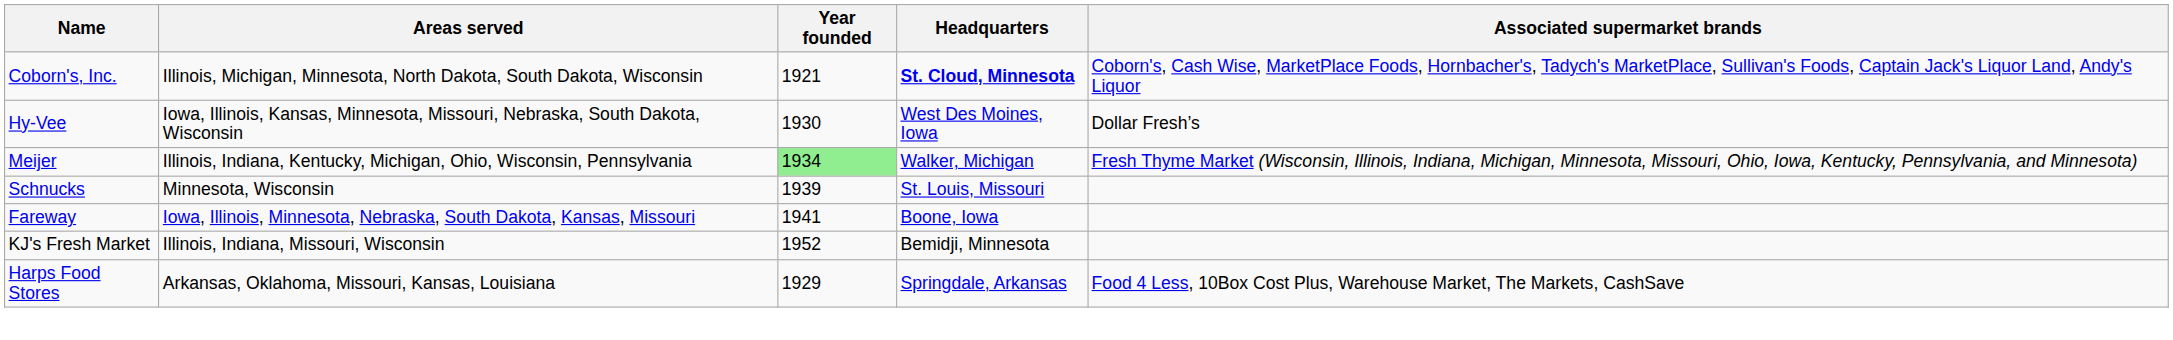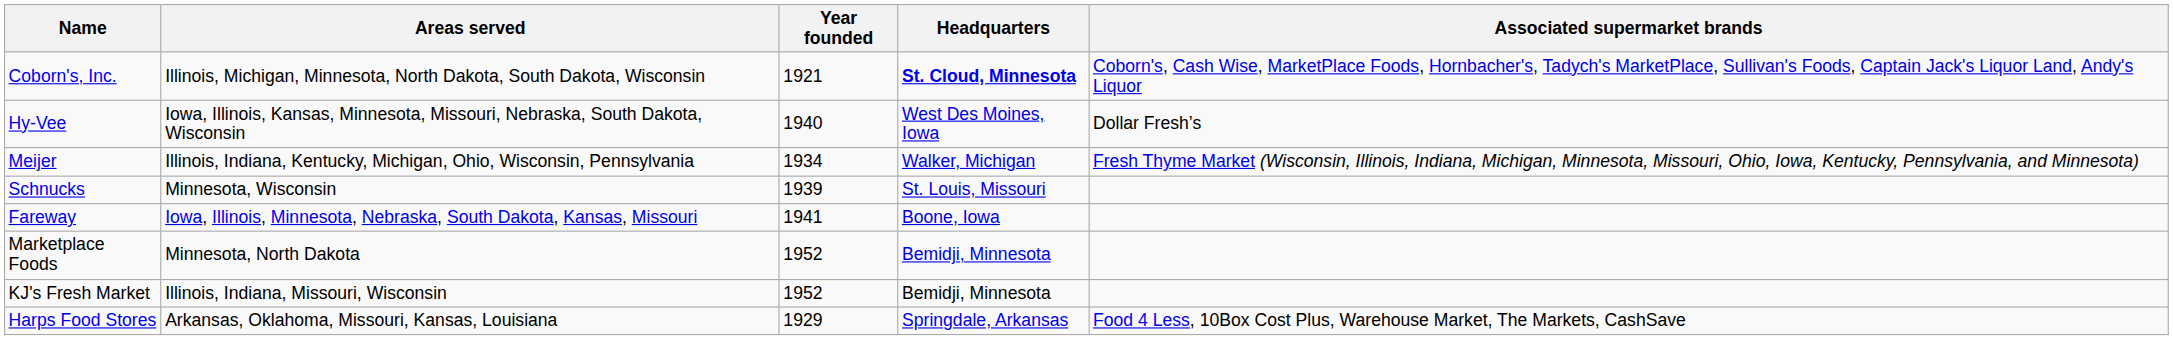(801, 123) 1930 -> (803, 123) 1940
(801, 161) lightgreen background -> (803, 161) no background
+ row: (57, 255)
